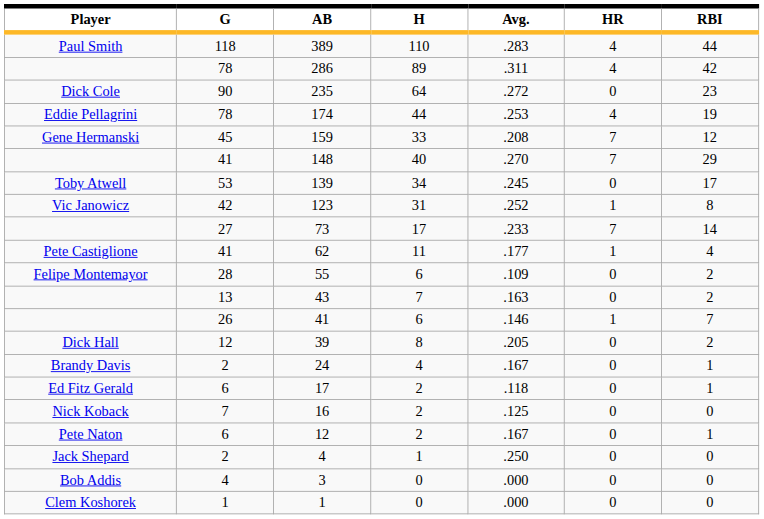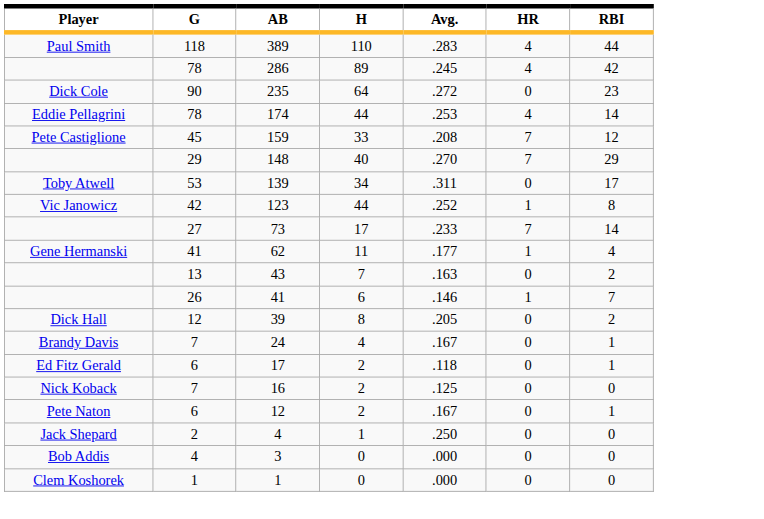(516, 68) .311 -> (445, 68) .245
(710, 114) 19 -> (612, 114) 14
(91, 137) Gene Hermanski -> (79, 137) Pete Castiglione
(225, 160) 41 -> (194, 160) 29
(516, 182) .245 -> (445, 182) .311
(419, 205) 31 -> (361, 205) 44
(91, 251) Pete Castiglione -> (79, 251) Gene Hermanski
- row: (322, 274)
(225, 365) 2 -> (194, 342) 7
